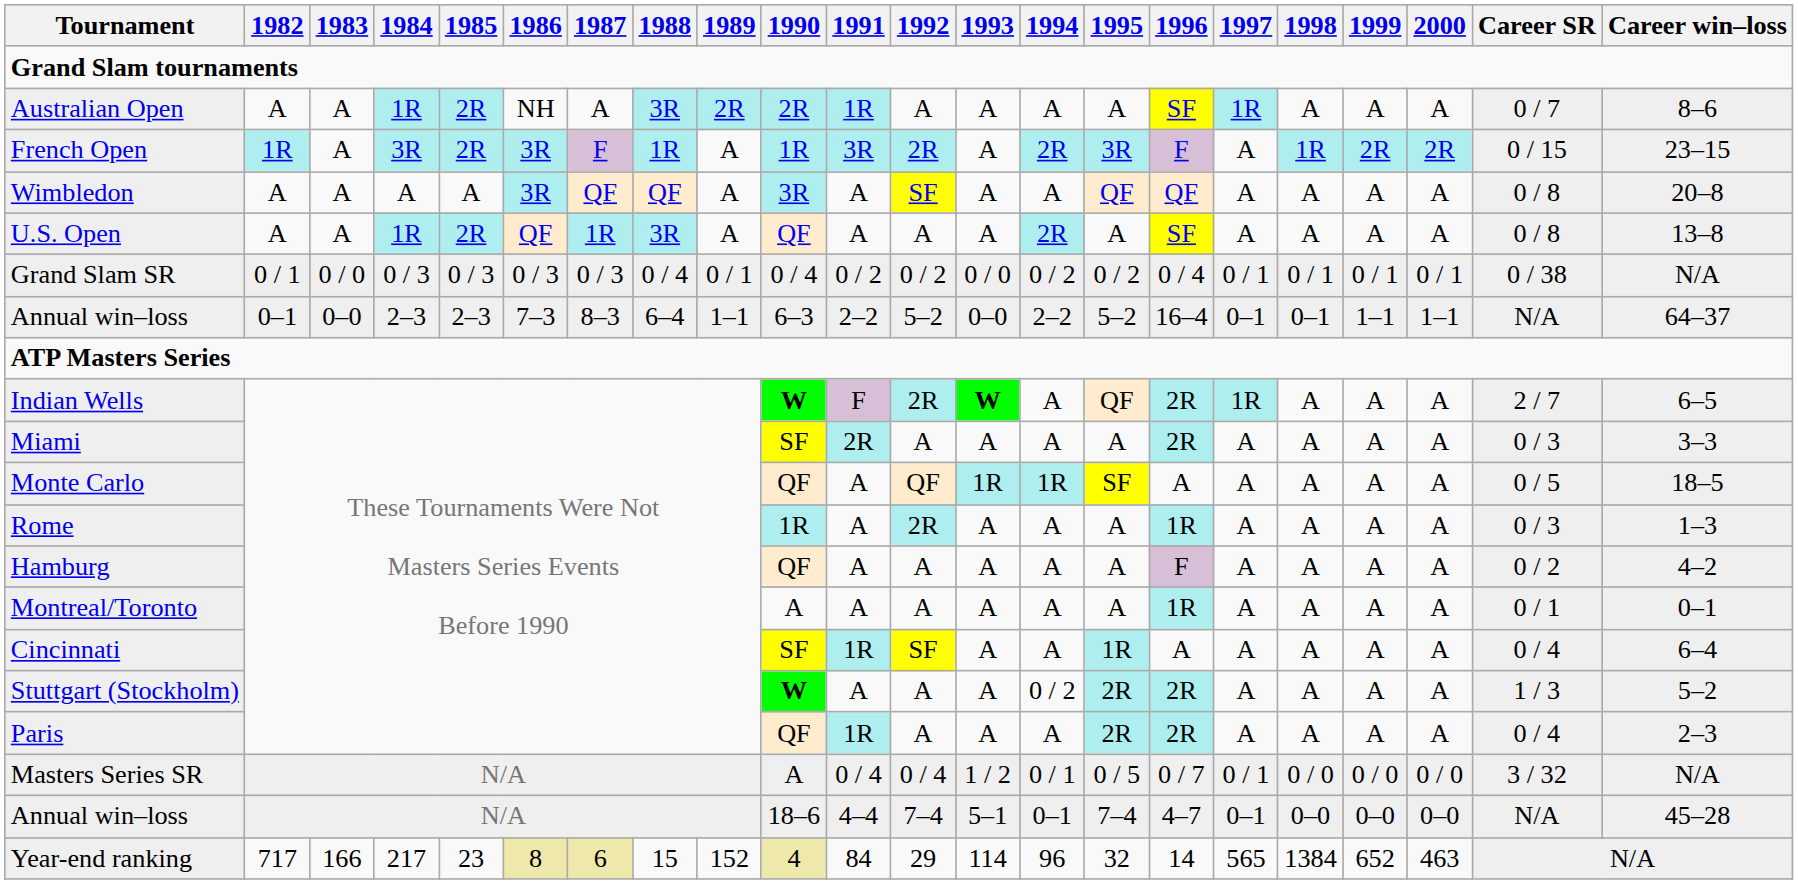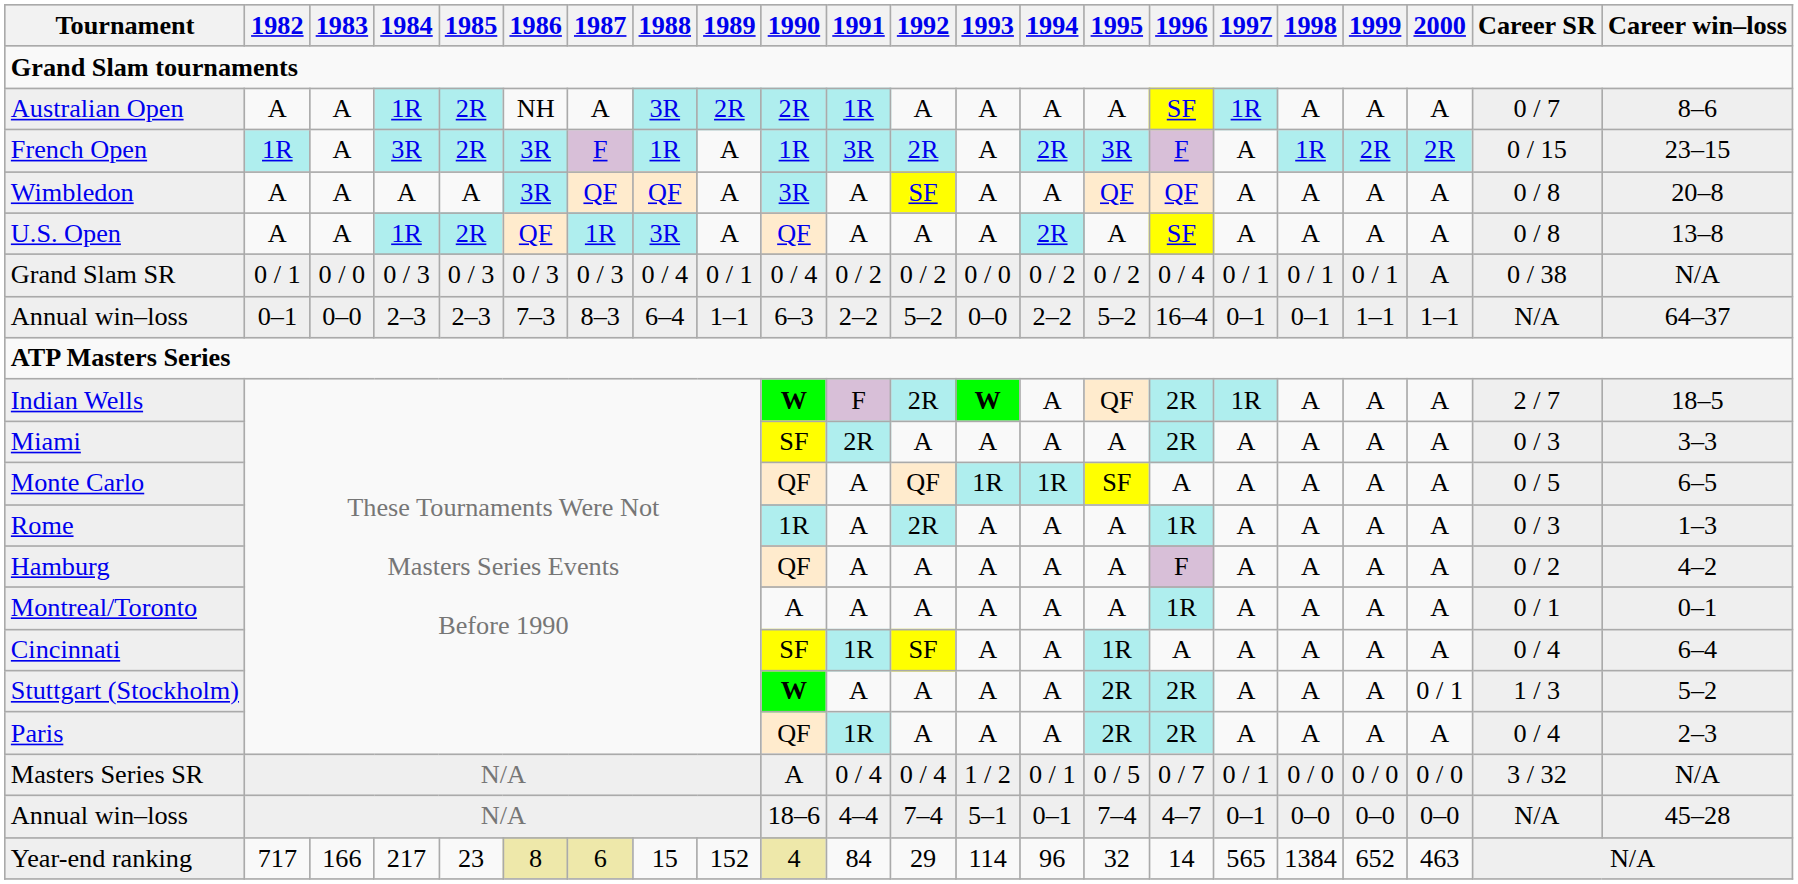(1440, 274) 0 / 1 -> (1440, 274) A
(1697, 399) 6–5 -> (1697, 399) 18–5
(1697, 483) 18–5 -> (1697, 483) 6–5
(1052, 691) 0 / 2 -> (1052, 691) A
(1440, 691) A -> (1440, 691) 0 / 1
